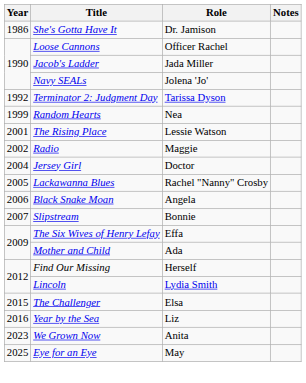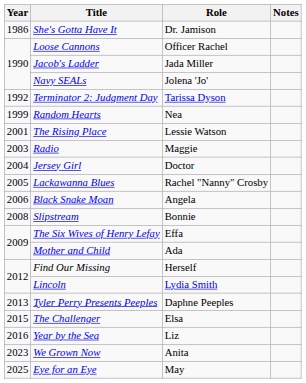(18, 149) 2002 -> (18, 149) 2003
(18, 217) 2007 -> (18, 217) 2008
+ row: (95, 302)
